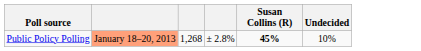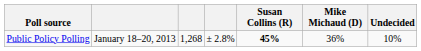+ column: (335, 17)
(135, 38) lightsalmon background -> (135, 38) no background
